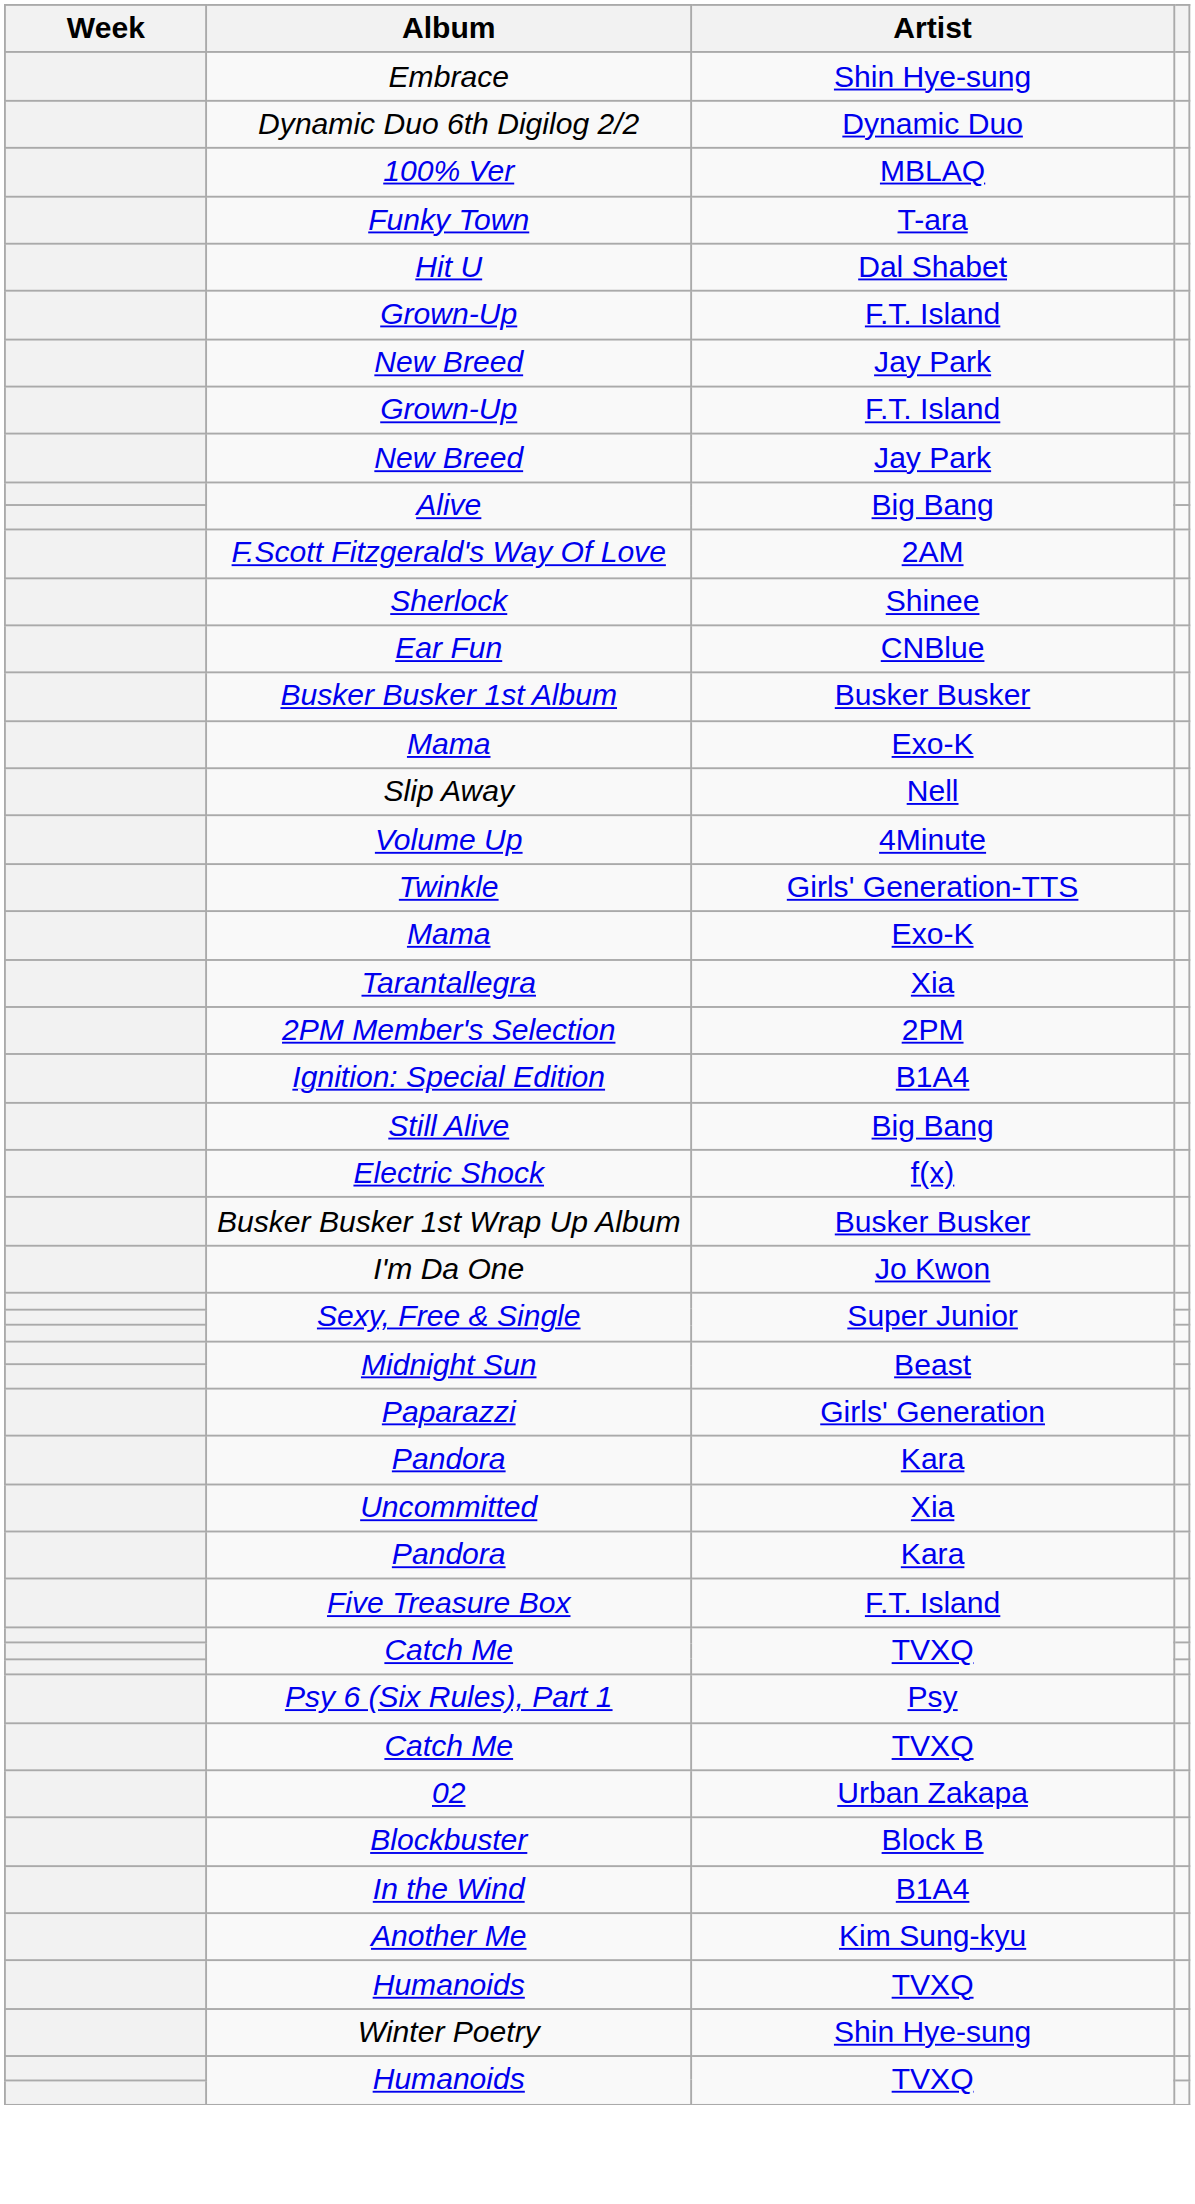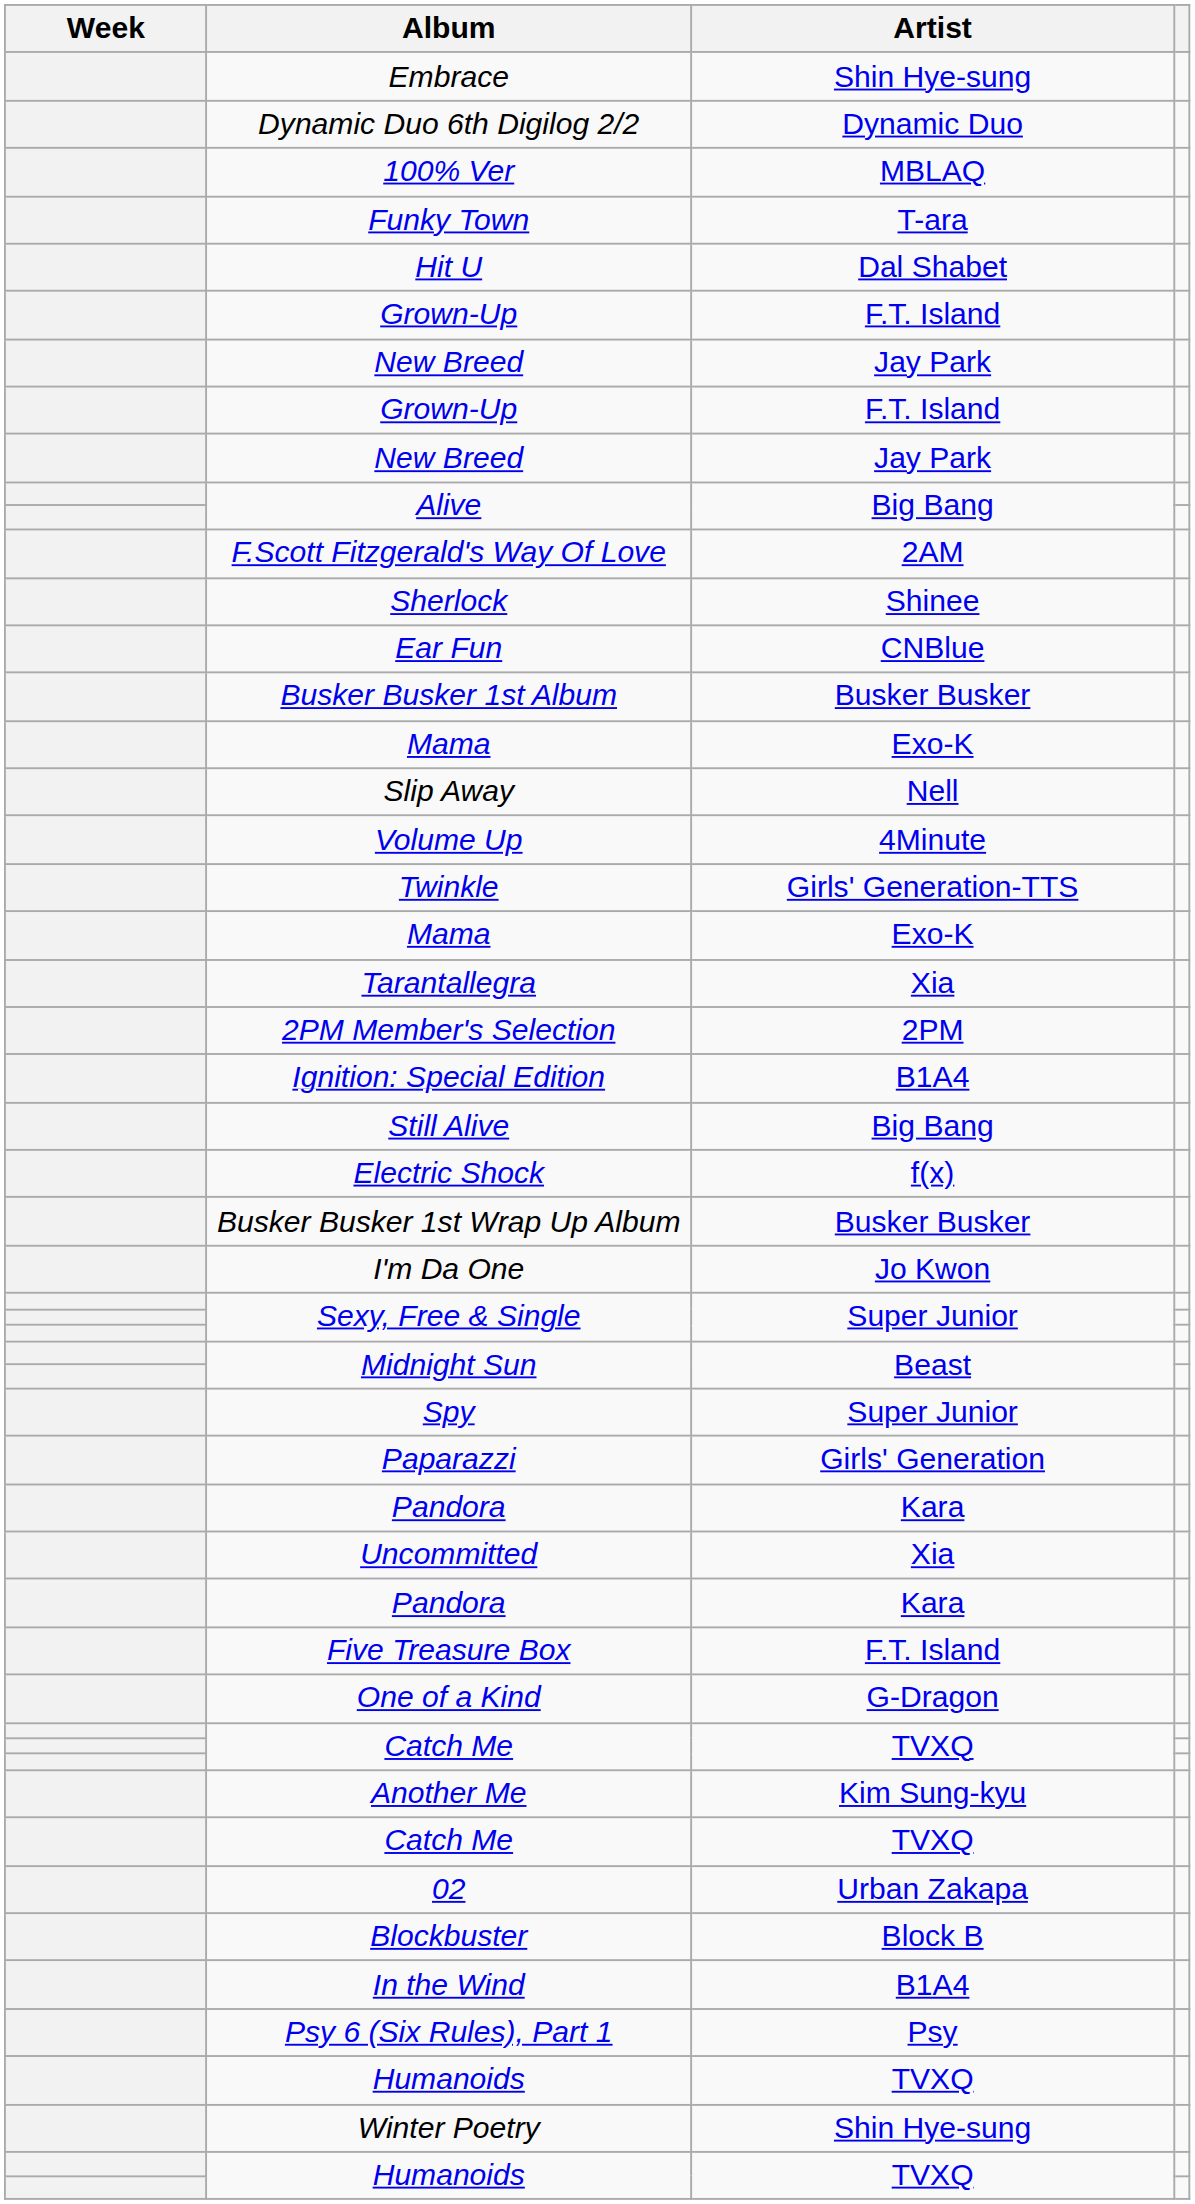+ row: (449, 1411)
+ row: (449, 1698)
rows swapped: (449, 1698) <-> (449, 1936)
